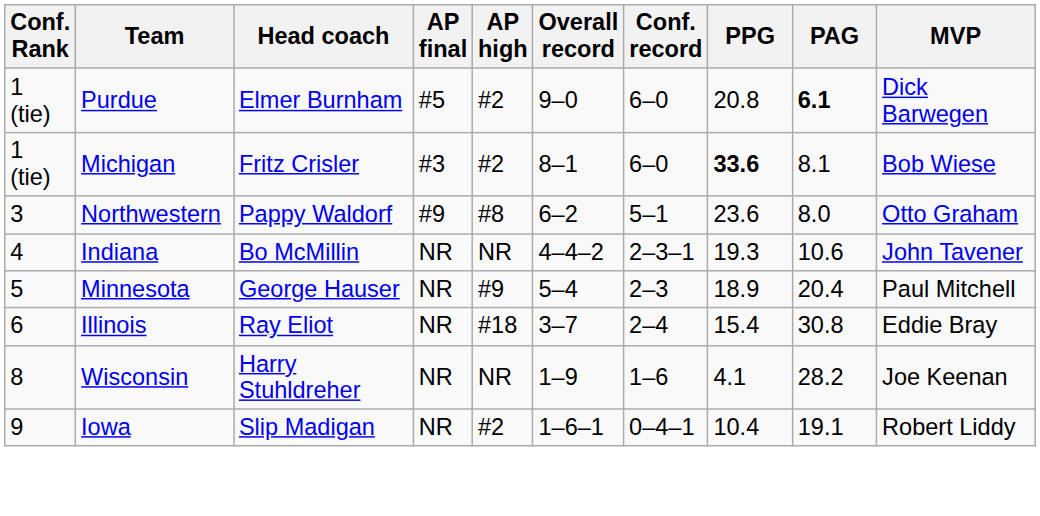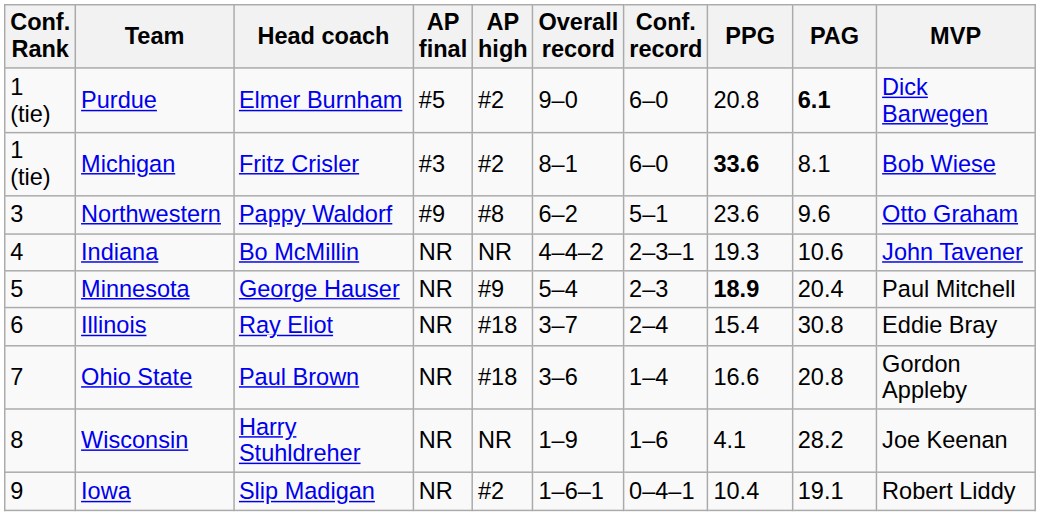(814, 214) 8.0 -> (814, 214) 9.6
(736, 289) normal -> (736, 289) bold
+ row: (137, 376)
